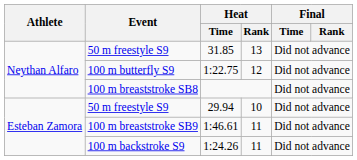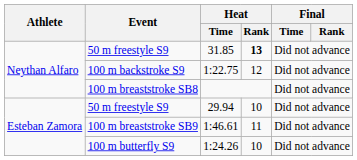(256, 51) normal -> (256, 51) bold
(131, 70) 100 m butterfly S9 -> (136, 70) 100 m backstroke S9
(136, 146) 100 m backstroke S9 -> (131, 146) 100 m butterfly S9
(256, 146) 11 -> (256, 146) 10
